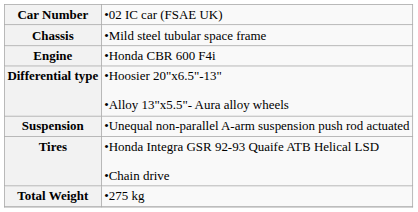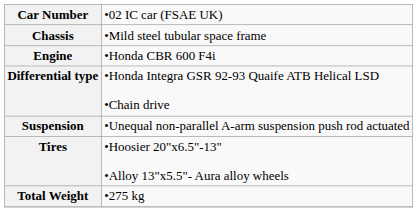(197, 91) •Hoosier 20"x6.5"-13" •Alloy 13"x5.5"- Aura alloy wheels -> (242, 91) •Honda Integra GSR 92-93 Quaife ATB Helical LSD •Chain drive
(242, 161) •Honda Integra GSR 92-93 Quaife ATB Helical LSD •Chain drive -> (197, 161) •Hoosier 20"x6.5"-13" •Alloy 13"x5.5"- Aura alloy wheels
